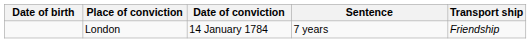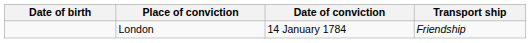- column: (369, 12)
